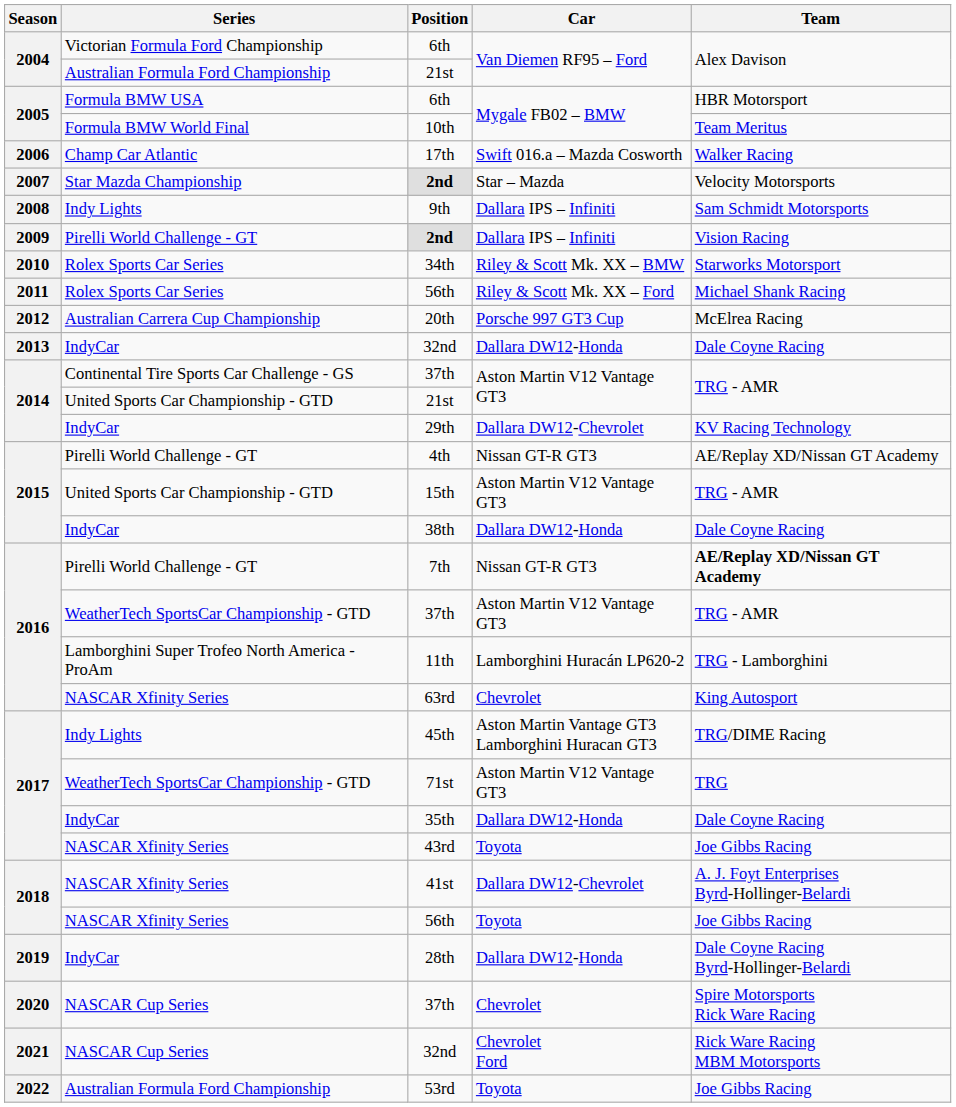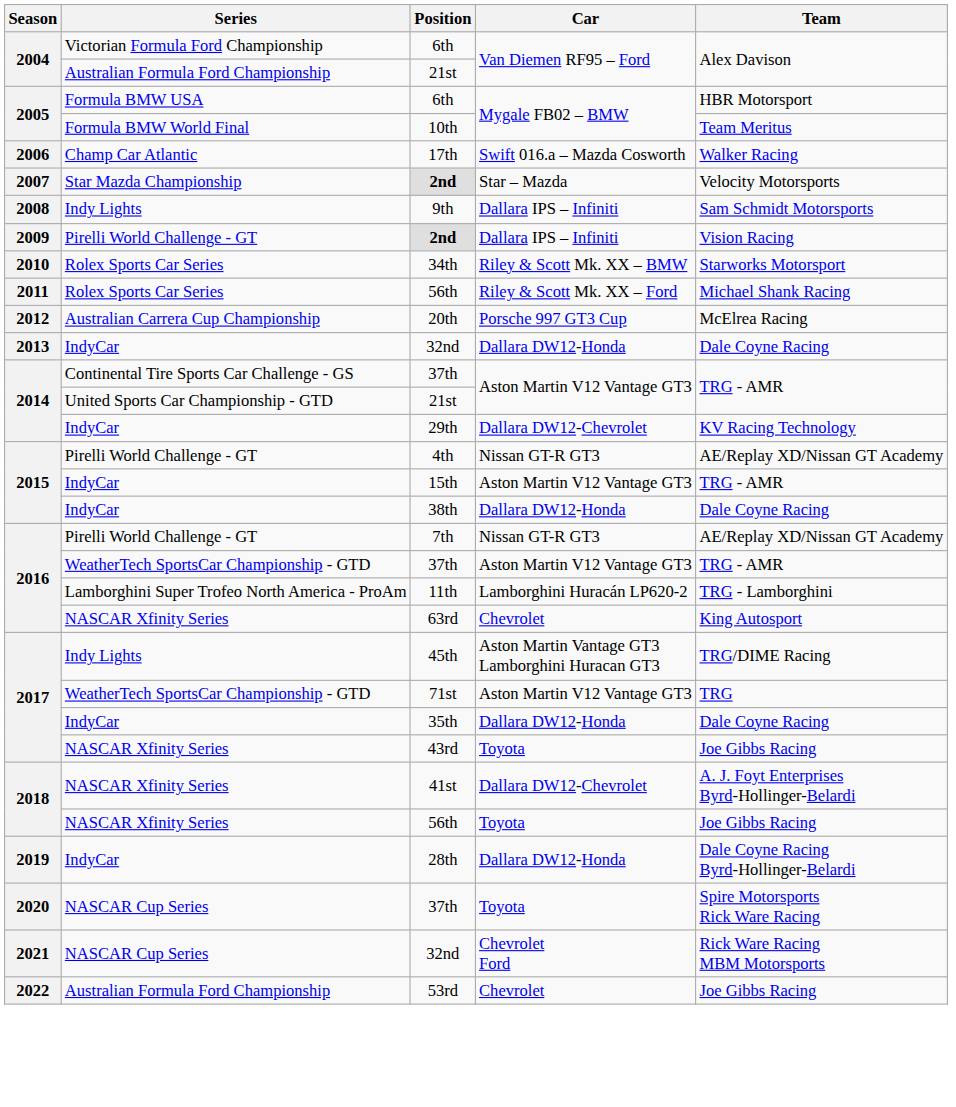(199, 492) United Sports Car Championship - GTD -> (92, 482) IndyCar
(787, 566) bold -> (821, 537) normal
(509, 1004) Chevrolet -> (502, 906) Toyota
(499, 1088) Toyota -> (512, 990) Chevrolet
